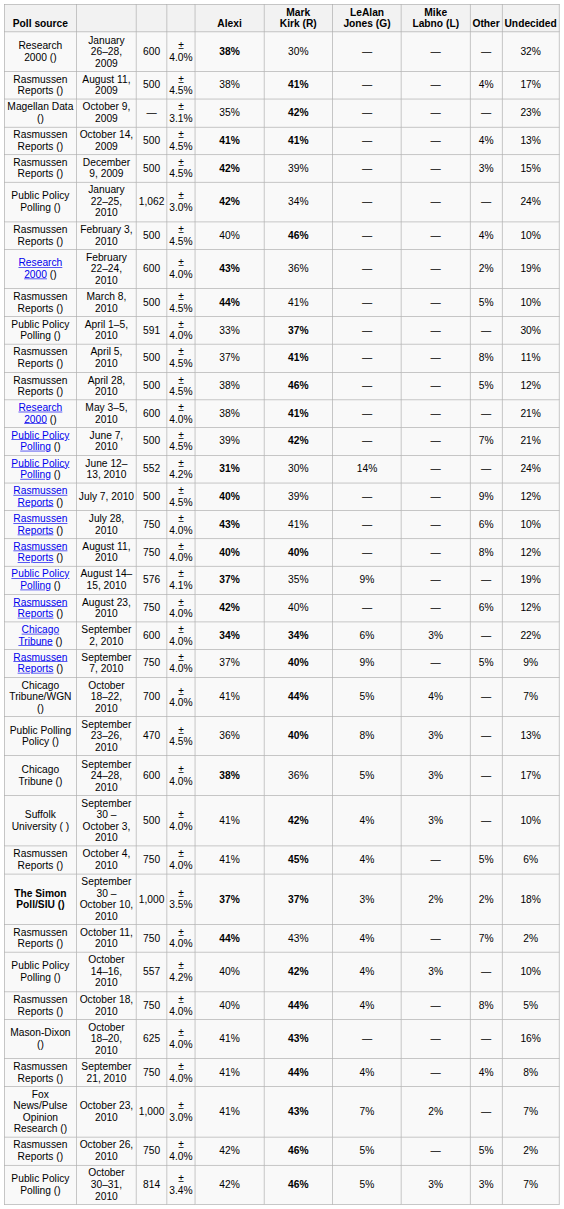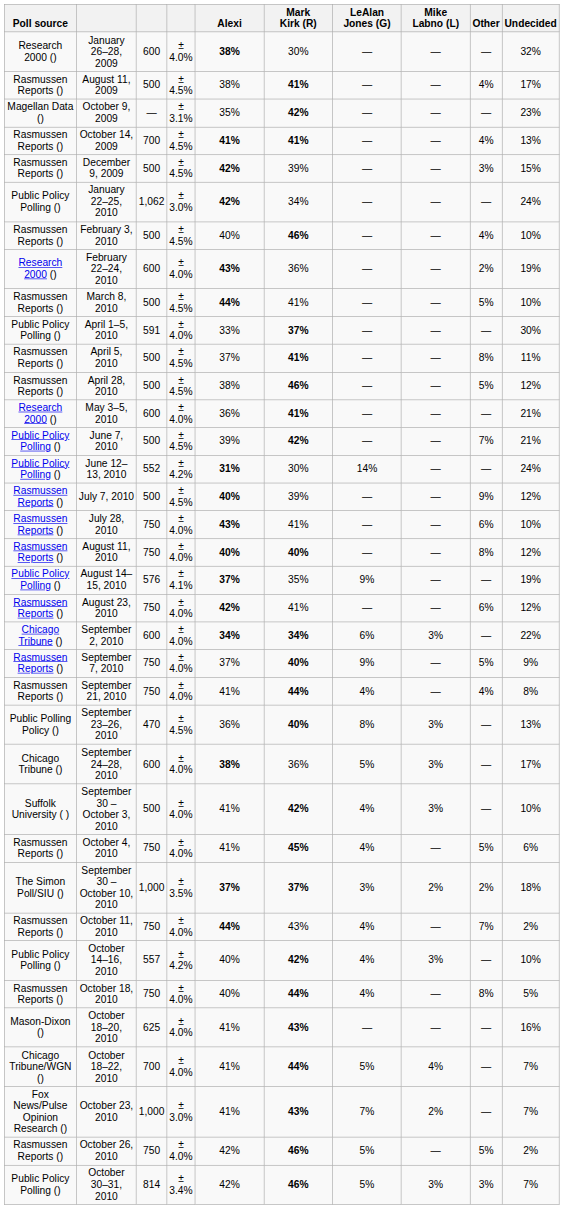(152, 140) 500 -> (152, 140) 700
(230, 413) 38% -> (230, 413) 36%
(298, 608) 40% -> (298, 608) 41%
rows swapped: (106, 1072) <-> (106, 697)
(40, 899) bold -> (40, 887) normal
